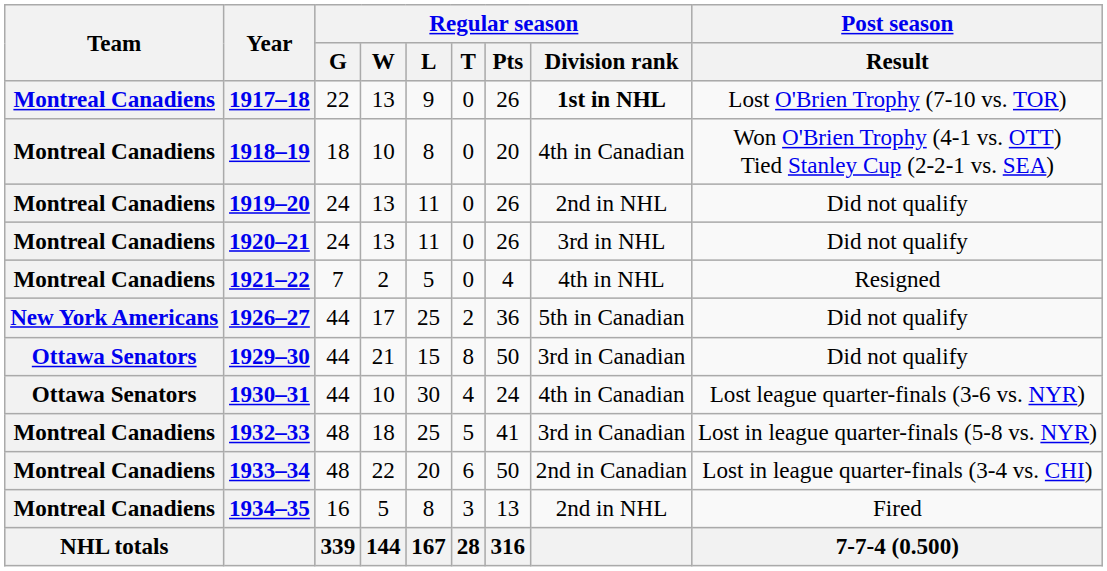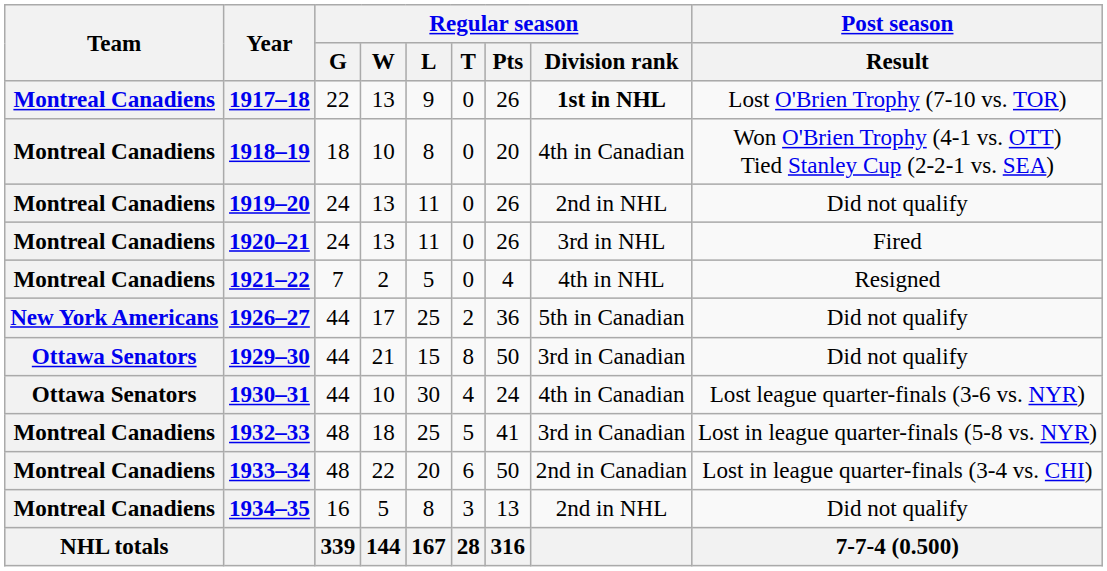(897, 241) Did not qualify -> (897, 241) Fired
(897, 508) Fired -> (897, 508) Did not qualify
